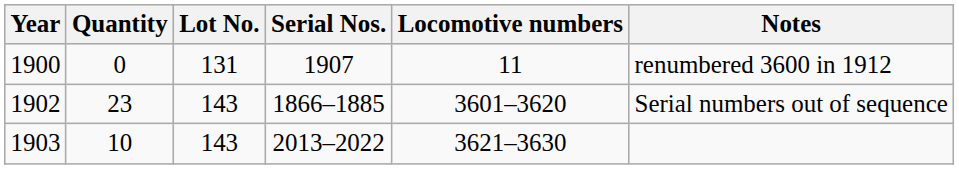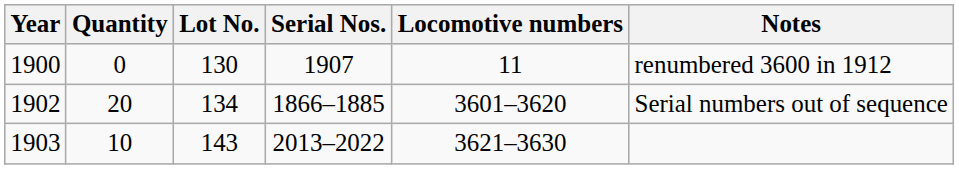(219, 63) 131 -> (219, 63) 130
(120, 103) 23 -> (120, 103) 20
(219, 103) 143 -> (219, 103) 134
